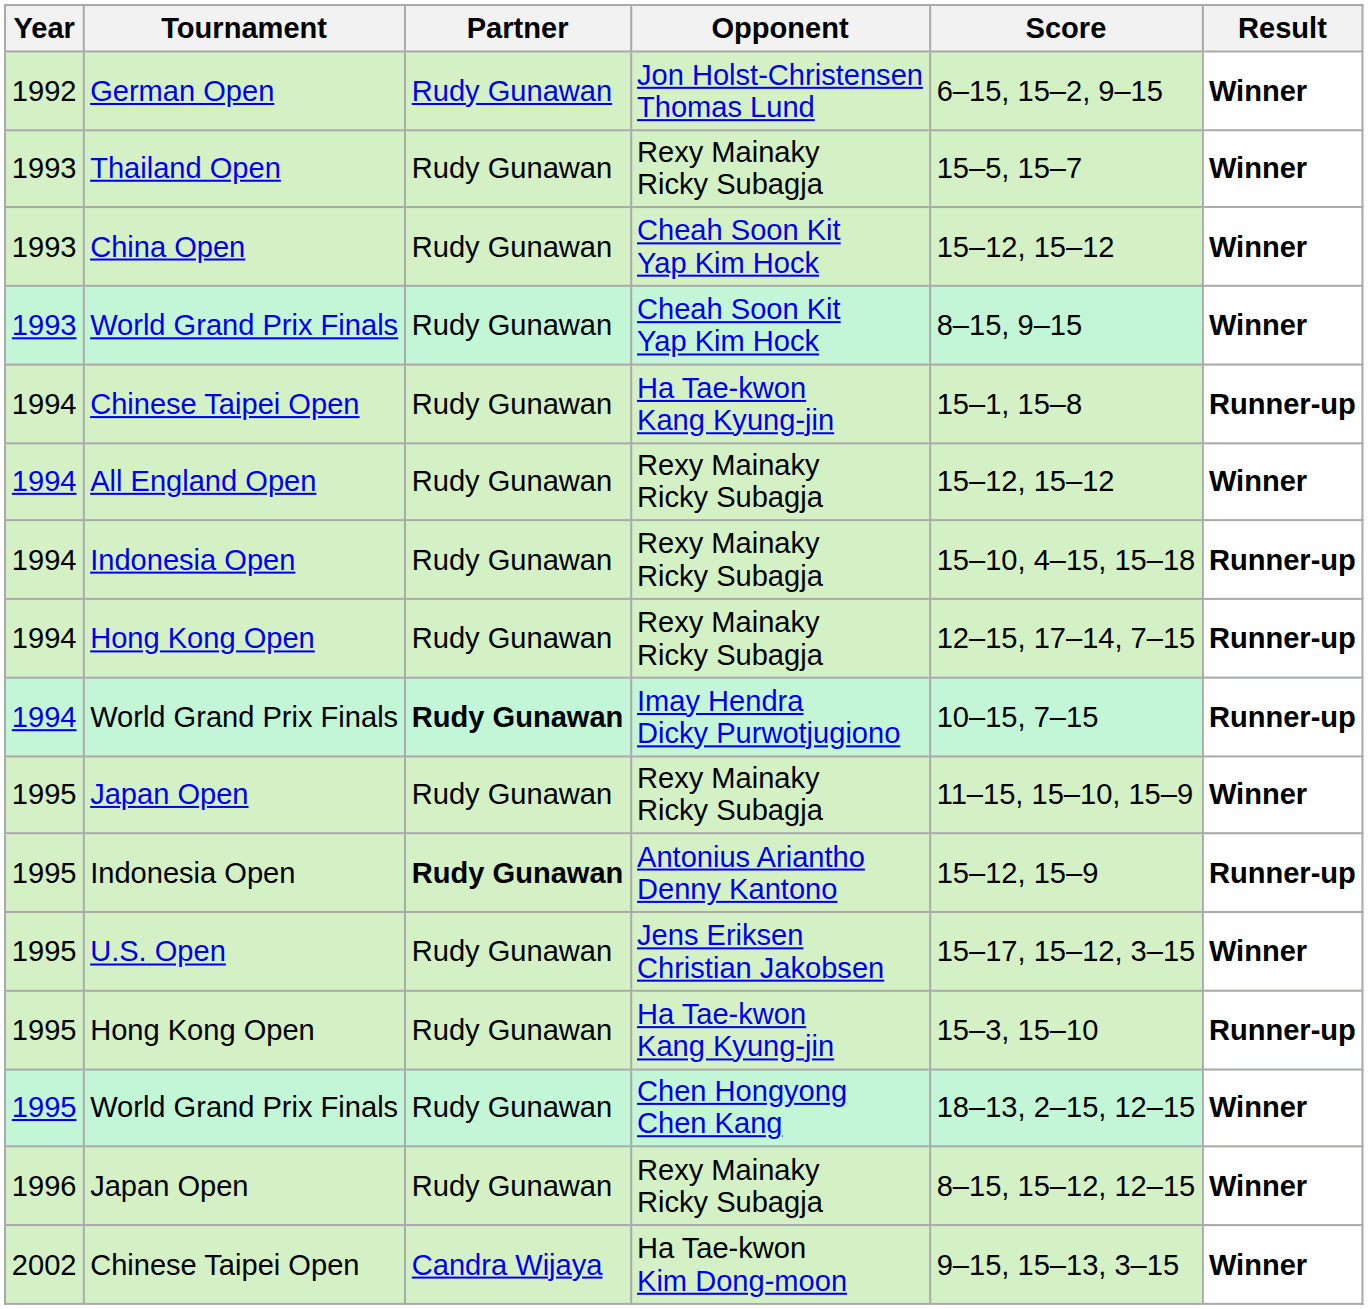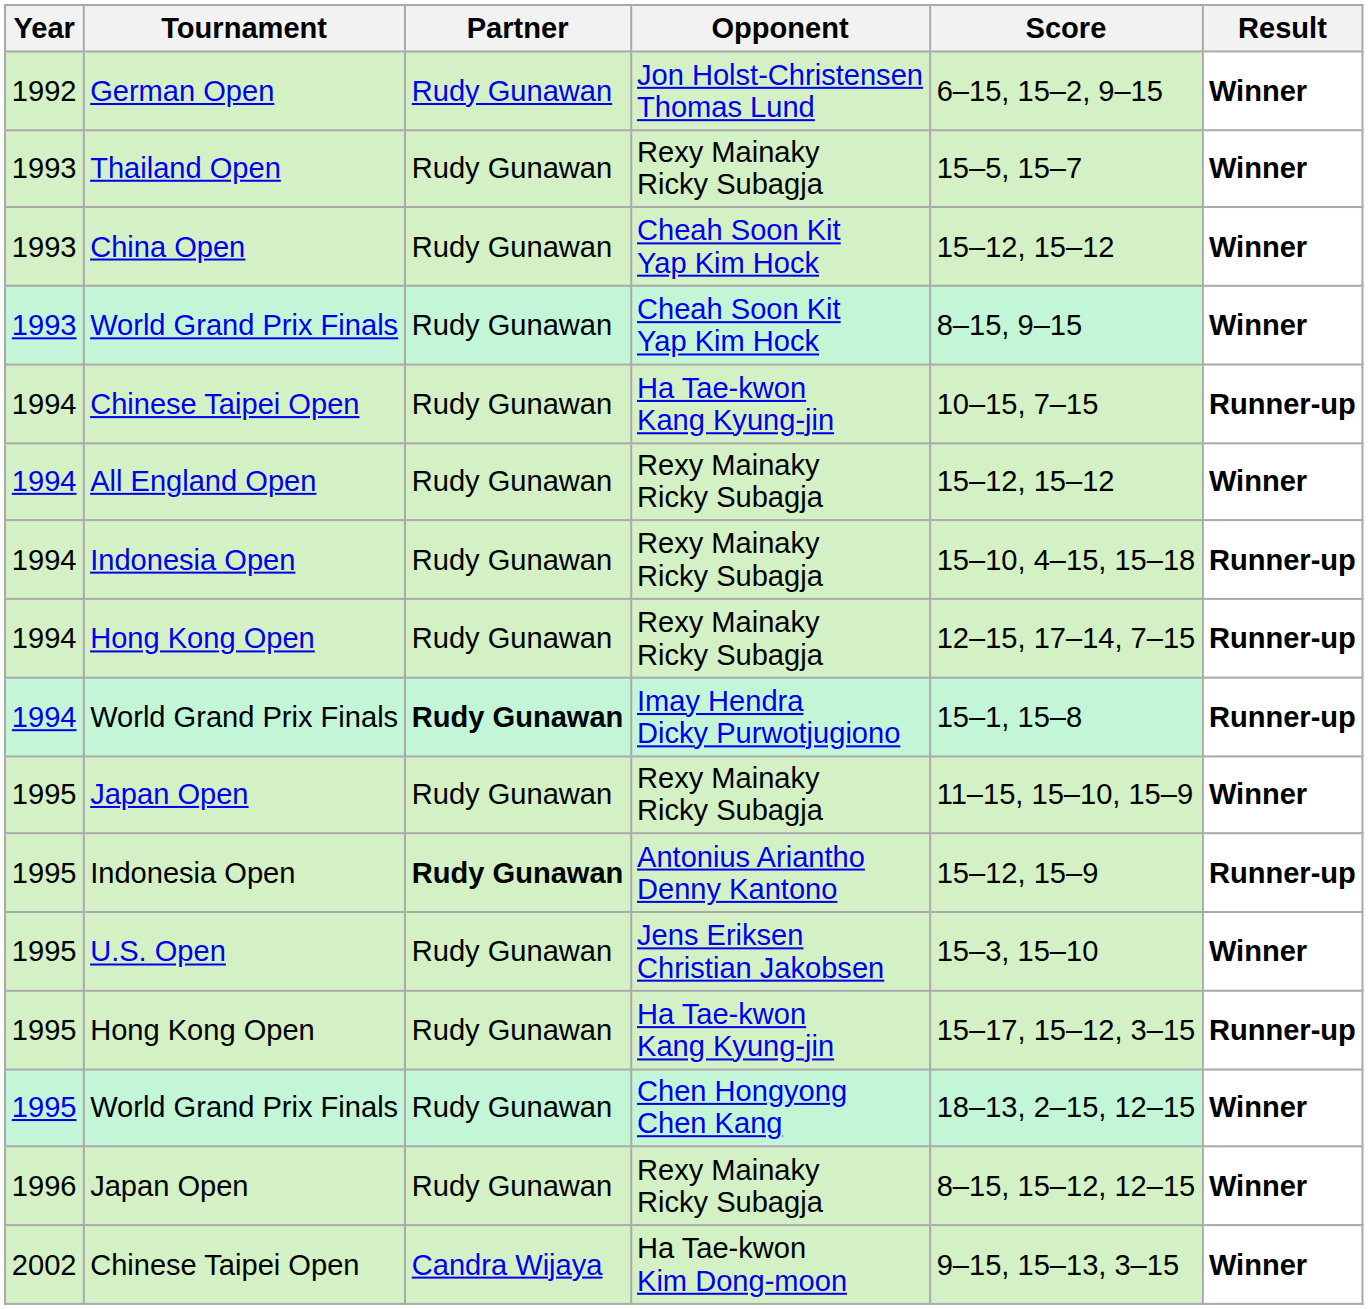(1009, 404) 15–1, 15–8 -> (1017, 404) 10–15, 7–15
(1017, 717) 10–15, 7–15 -> (1009, 717) 15–1, 15–8
(1066, 952) 15–17, 15–12, 3–15 -> (1017, 952) 15–3, 15–10
(1017, 1030) 15–3, 15–10 -> (1066, 1030) 15–17, 15–12, 3–15
